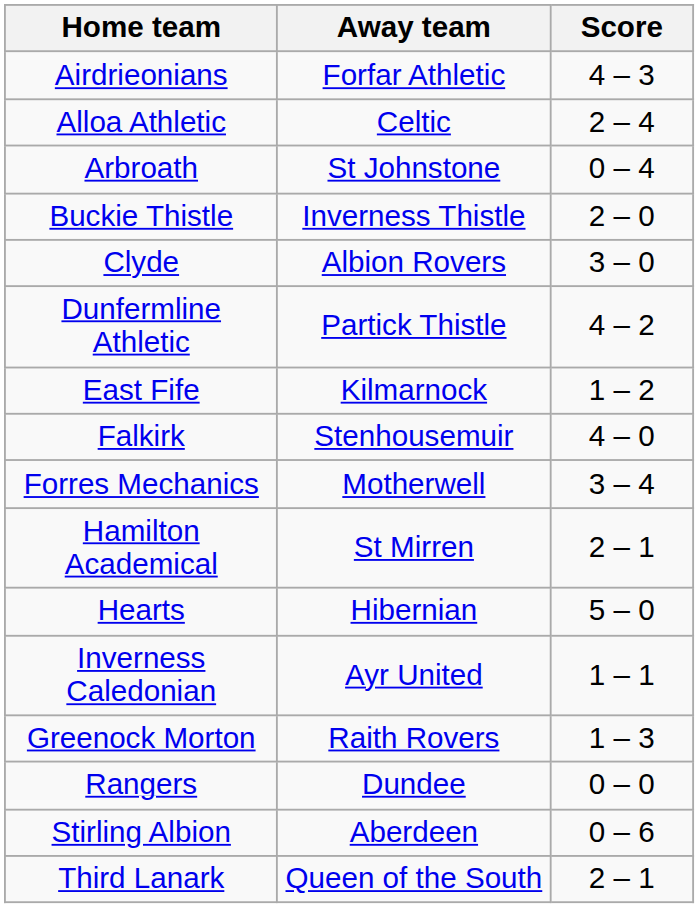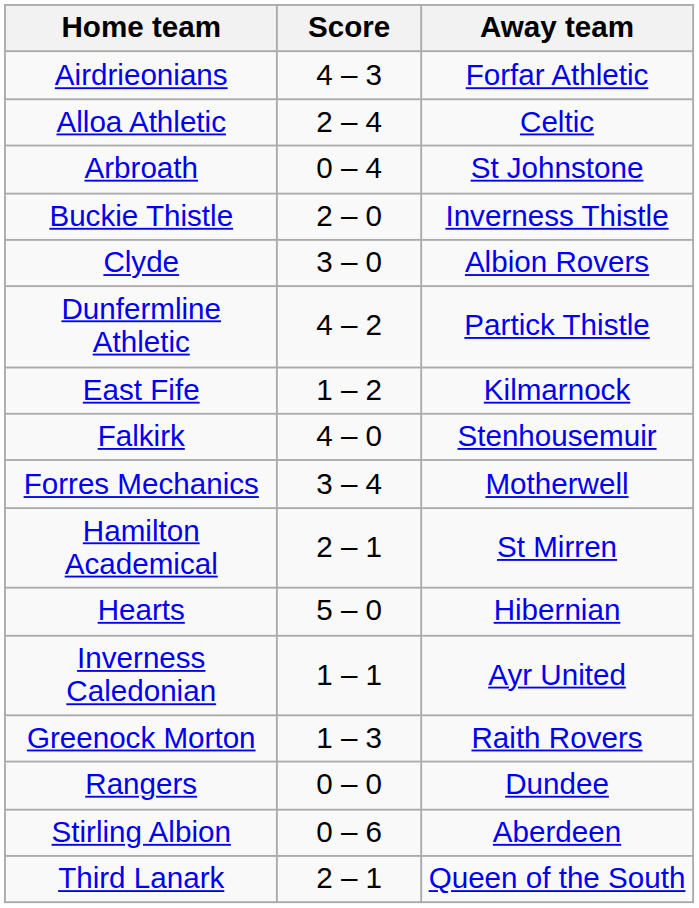columns swapped: (622, 27) <-> (414, 27)
